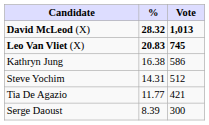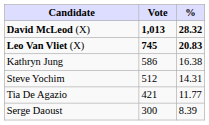columns swapped: (186, 12) <-> (153, 12)
